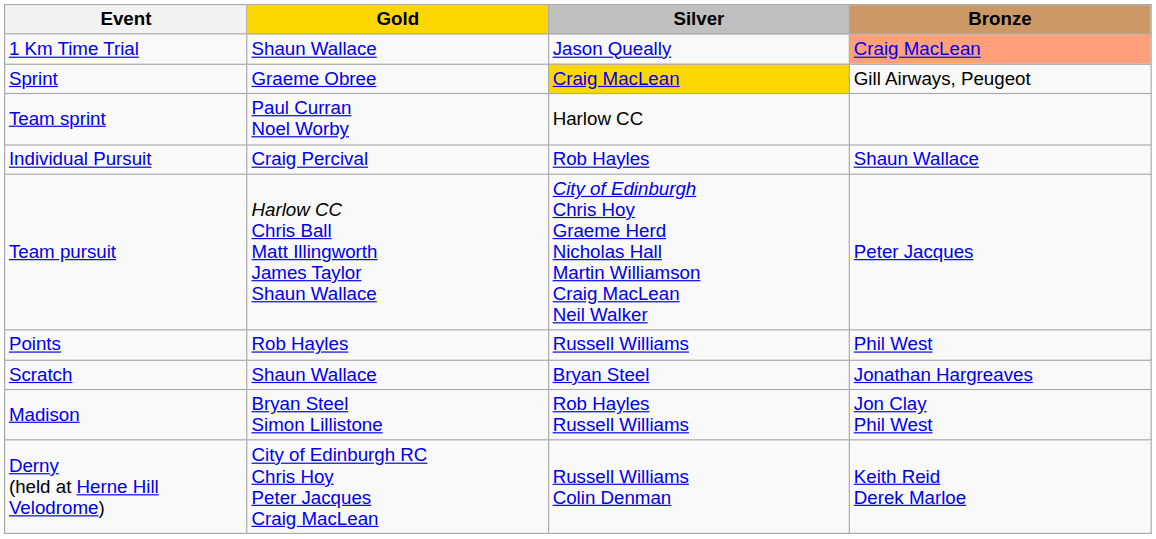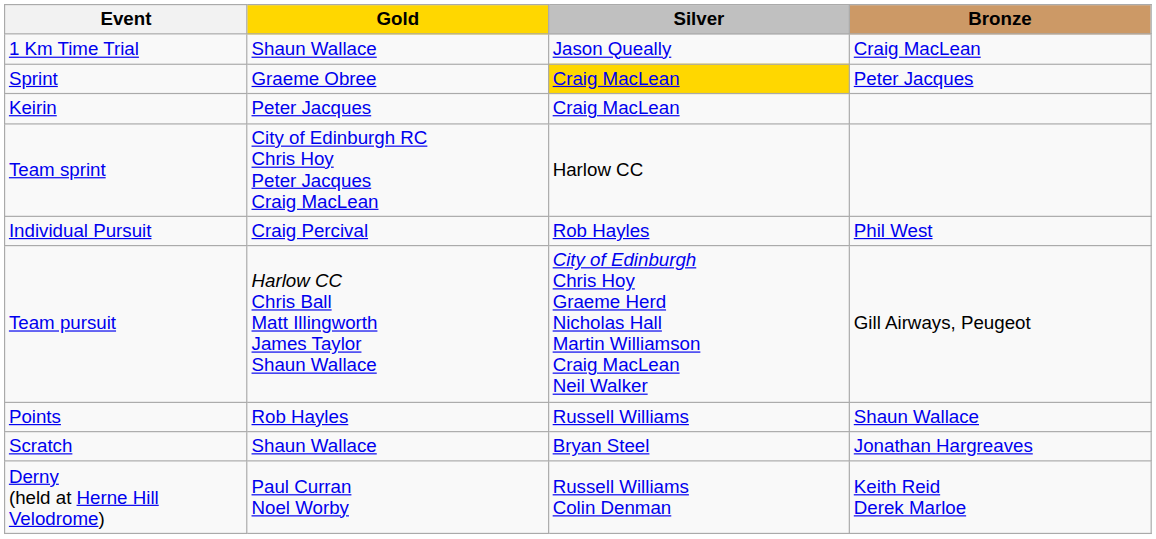(917, 49) lightsalmon background -> (917, 49) no background
(942, 78) Gill Airways, Peugeot -> (914, 78) Peter Jacques
+ row: (33, 108)
(301, 118) Paul Curran Noel Worby -> (339, 169) City of Edinburgh RC Chris Hoy Peter Jacques Craig MacLean
(916, 159) Shaun Wallace -> (893, 230) Phil West
(914, 252) Peter Jacques -> (942, 323) Gill Airways, Peugeot
(893, 344) Phil West -> (916, 416) Shaun Wallace
- row: (44, 414)
(339, 486) City of Edinburgh RC Chris Hoy Peter Jacques Craig MacLean -> (301, 497) Paul Curran Noel Worby
